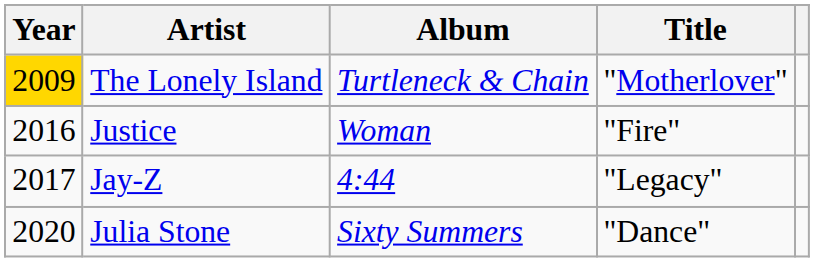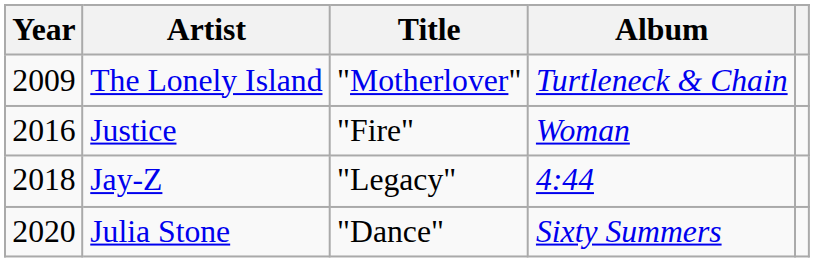columns swapped: (695, 29) <-> (463, 29)
(44, 79) gold background -> (44, 79) no background
(44, 180) 2017 -> (44, 180) 2018
